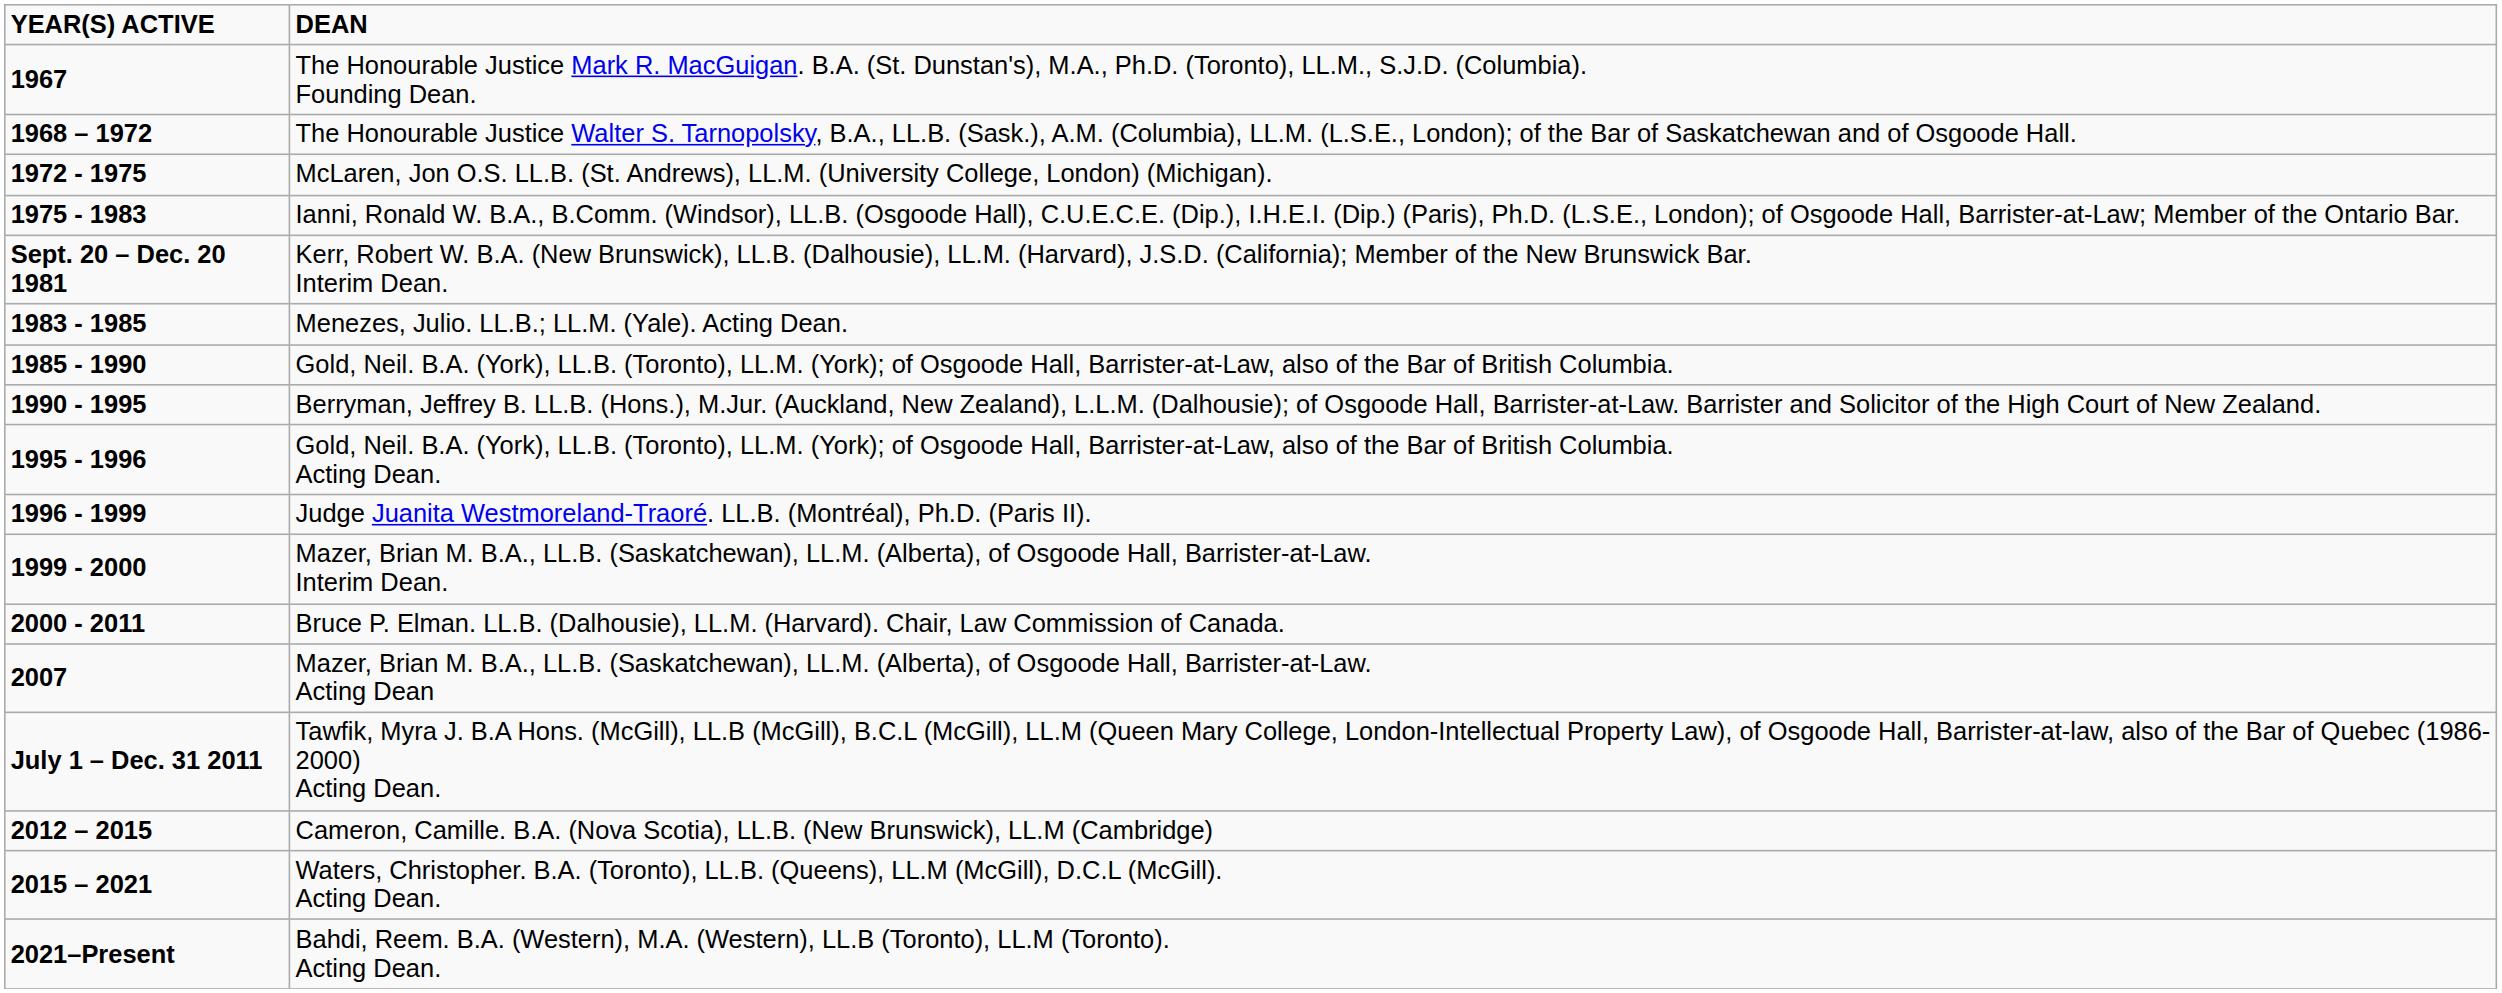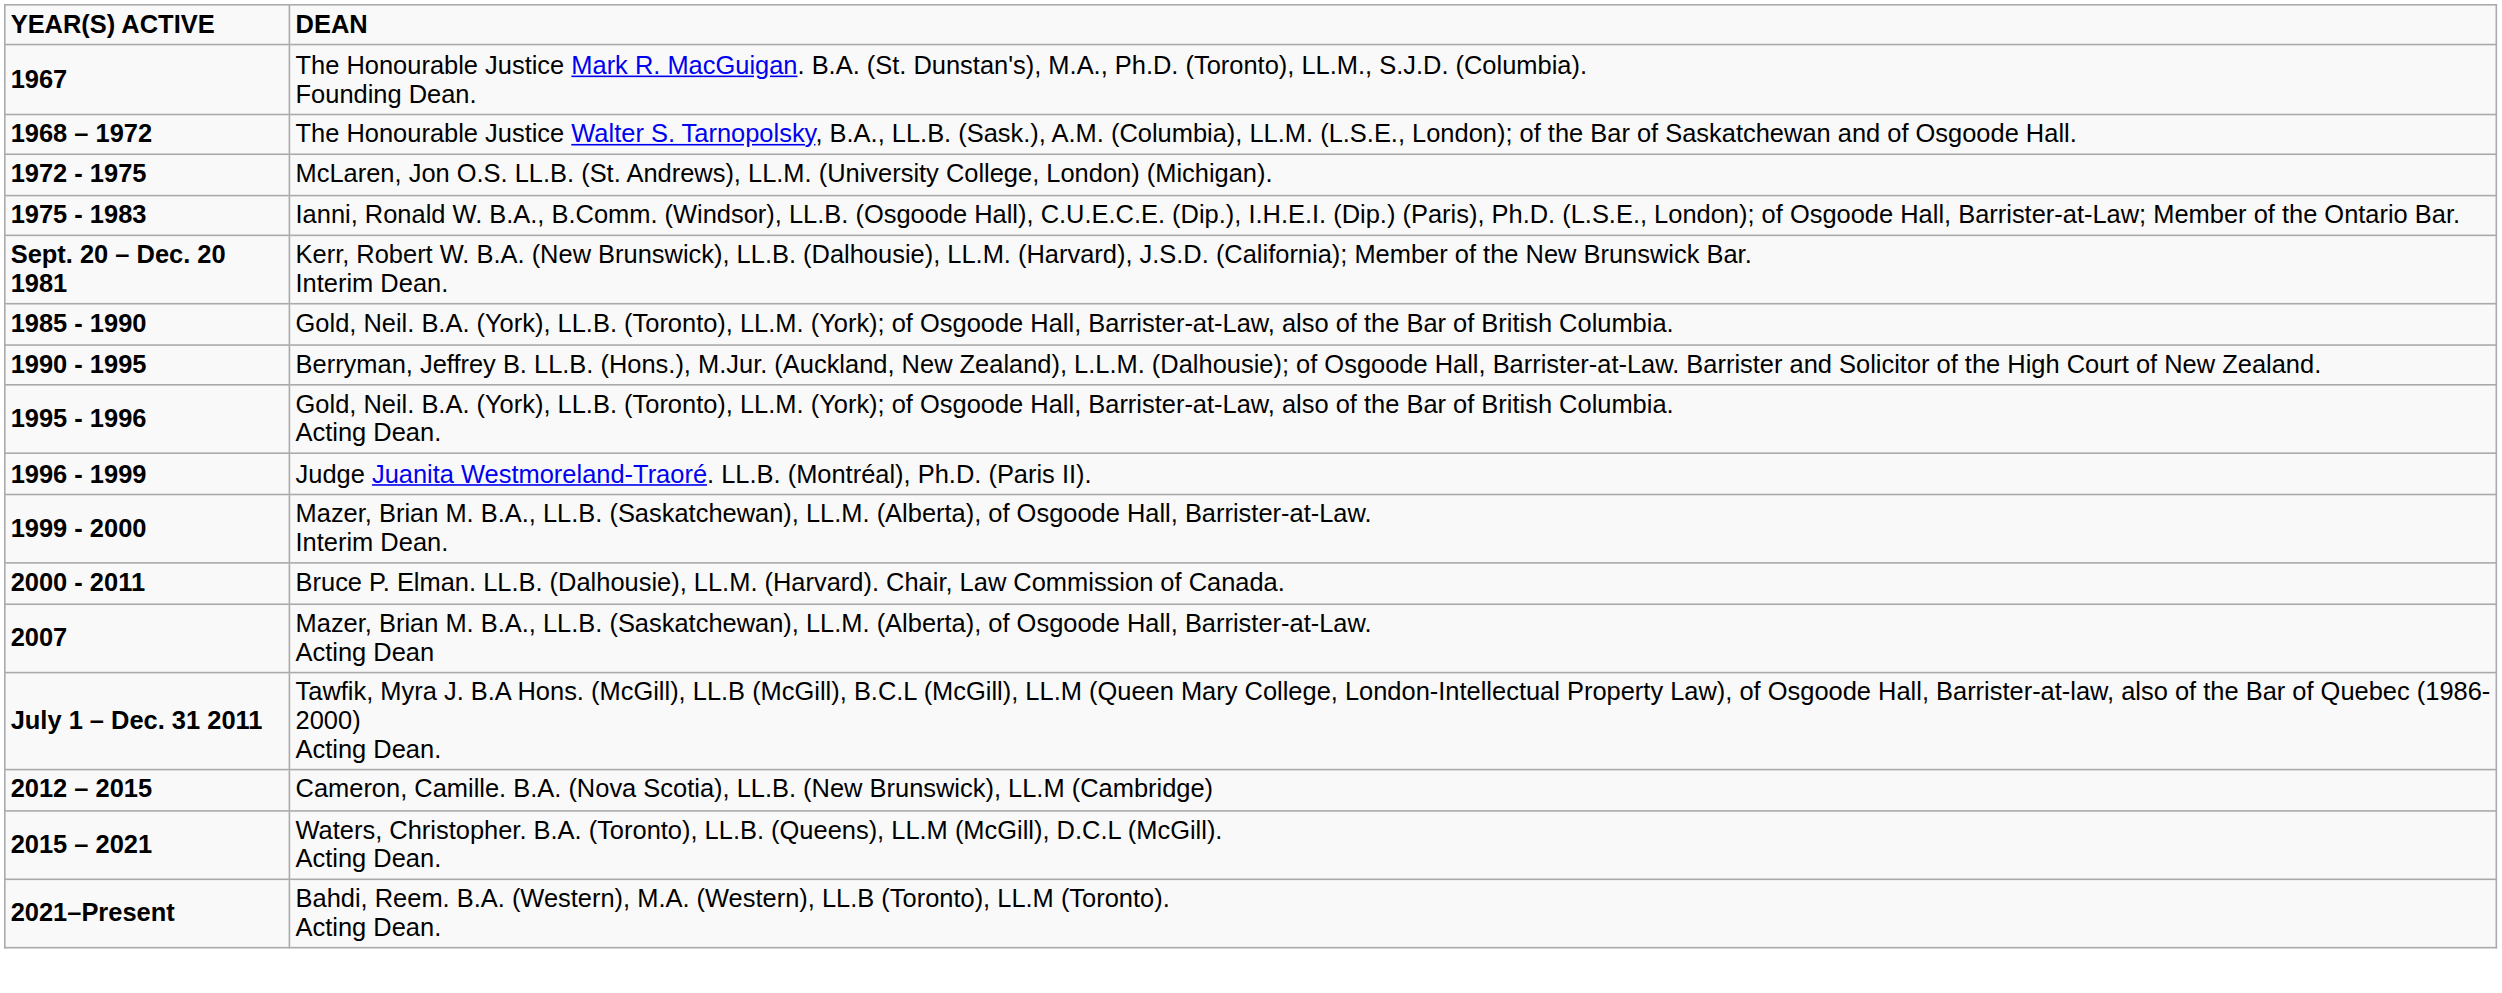- row: (572, 323)
